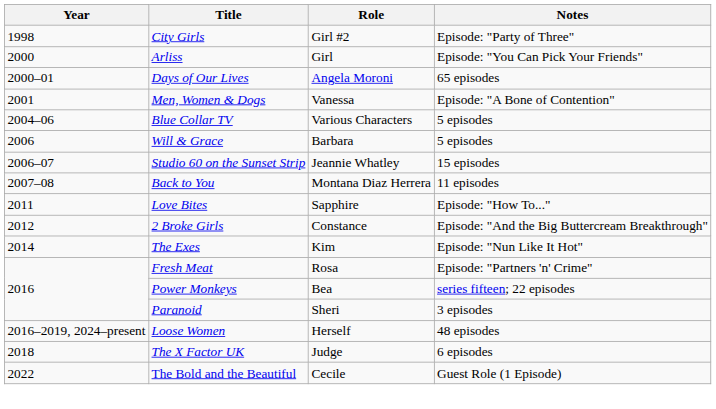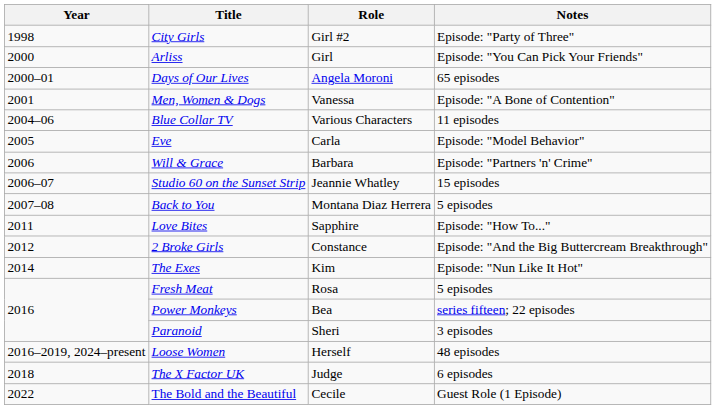(465, 120) 5 episodes -> (468, 120) 11 episodes
+ row: (161, 141)
(465, 141) 5 episodes -> (515, 162) Episode: "Partners 'n' Crime"
(468, 183) 11 episodes -> (465, 204) 5 episodes
(515, 267) Episode: "Partners 'n' Crime" -> (465, 288) 5 episodes
